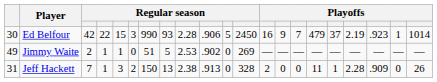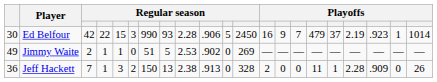(12, 68) 31 -> (12, 68) 36
